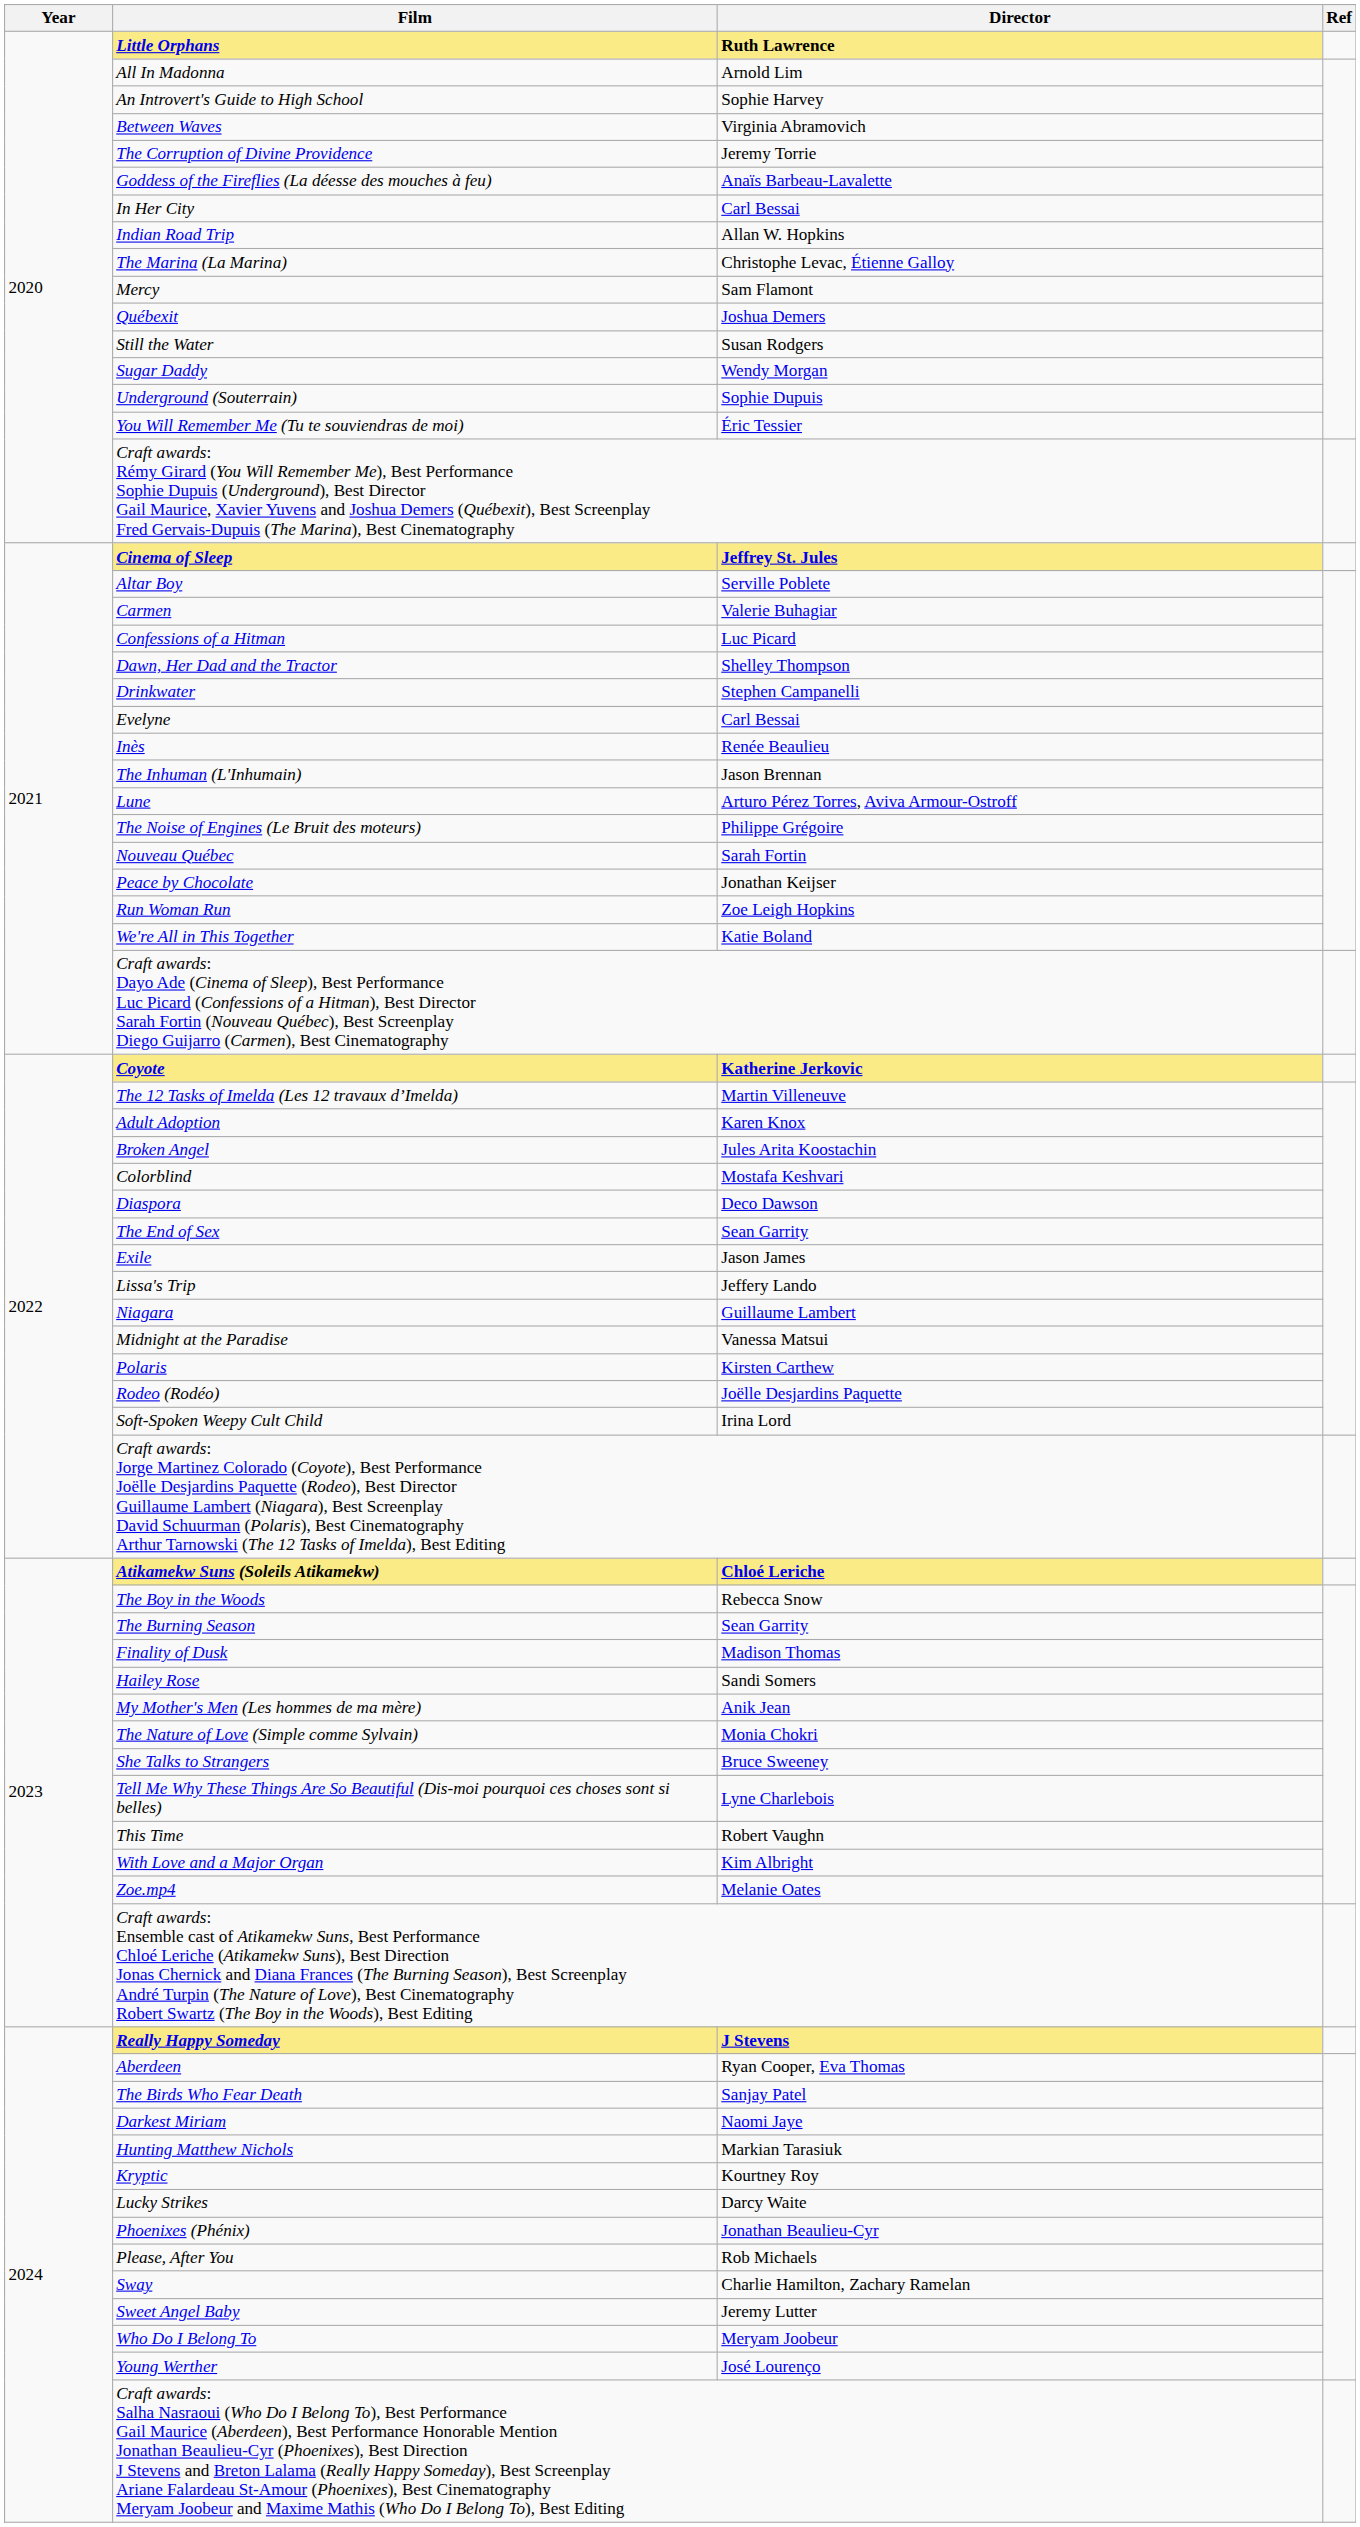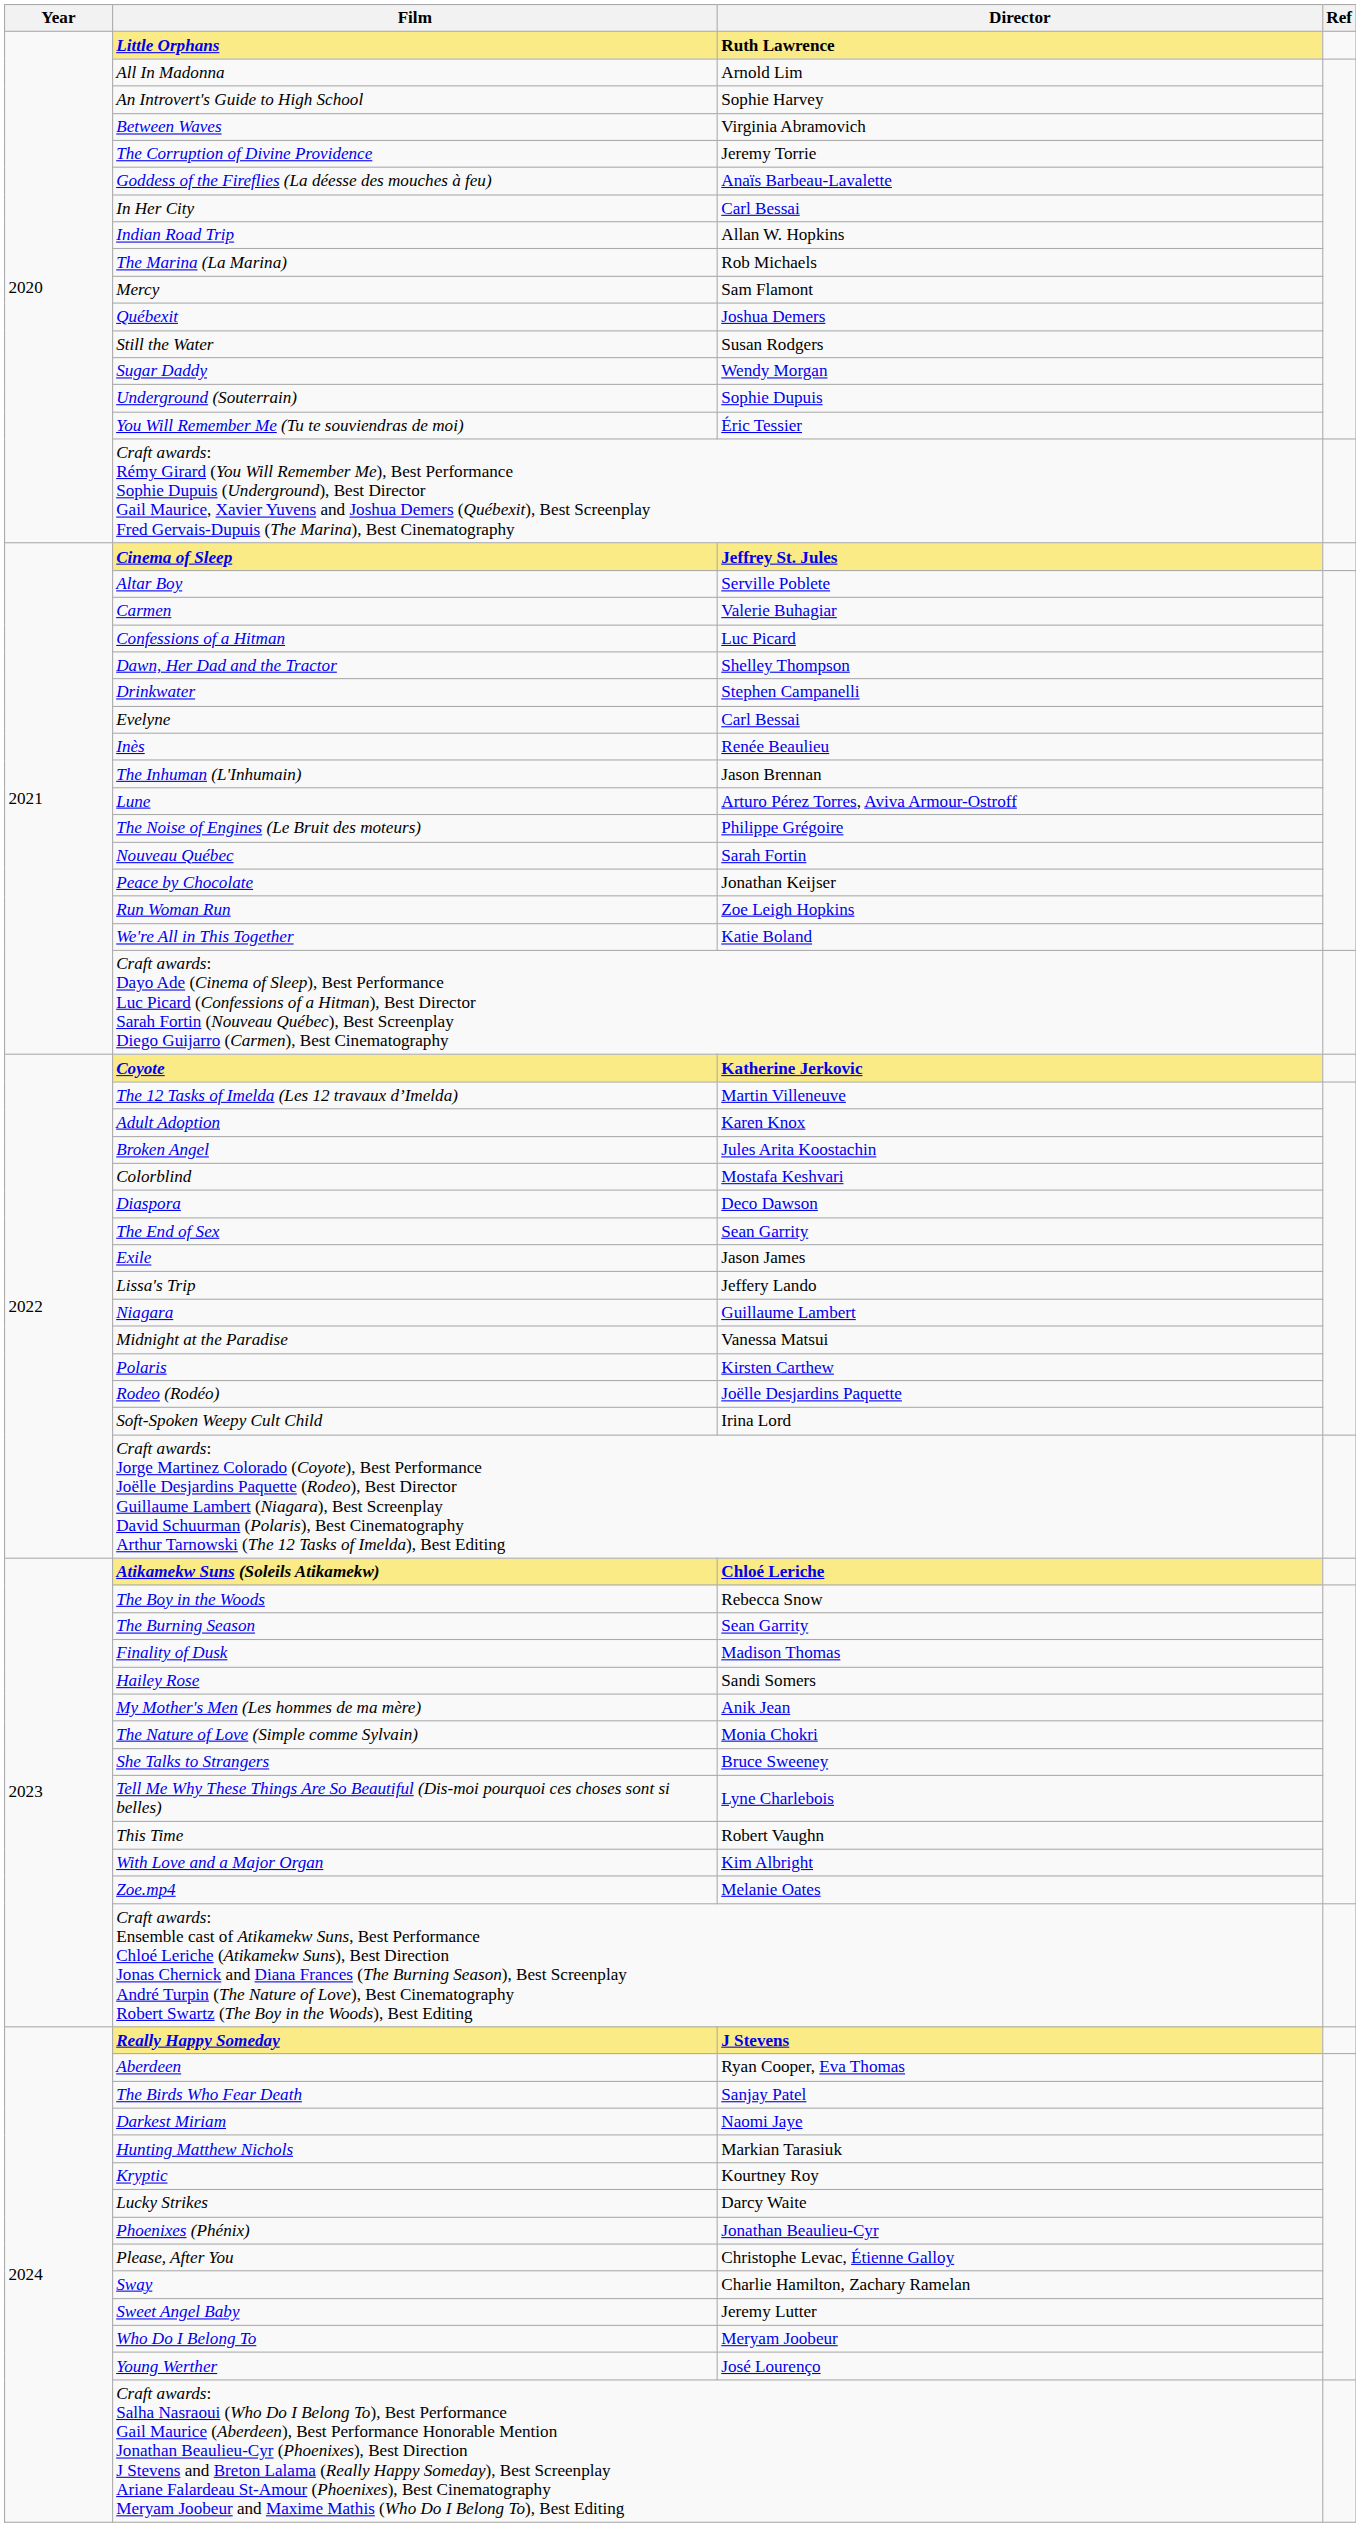(838, 262) Christophe Levac, Étienne Galloy -> (769, 262) Rob Michaels
(769, 2257) Rob Michaels -> (838, 2257) Christophe Levac, Étienne Galloy
